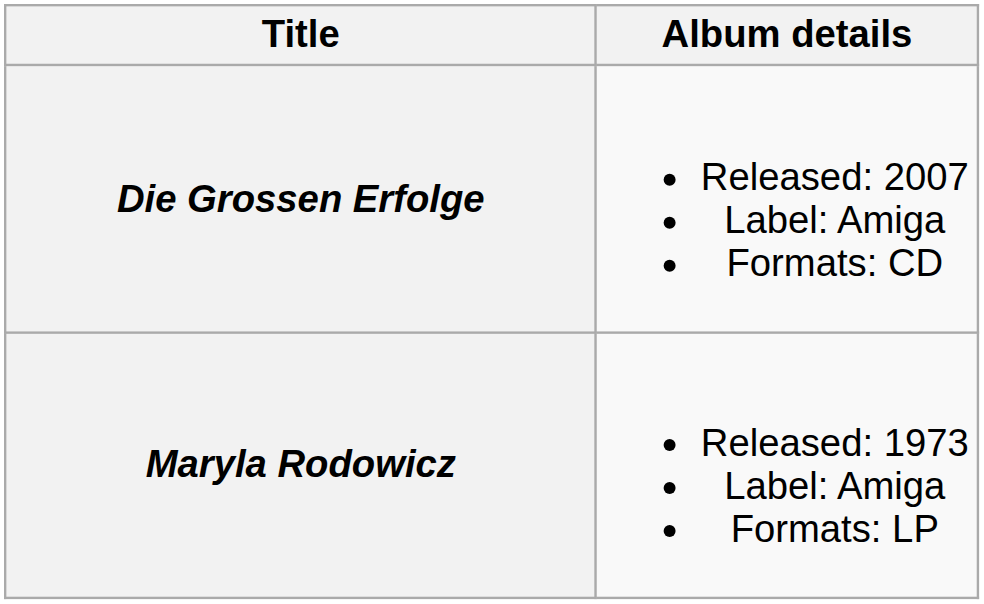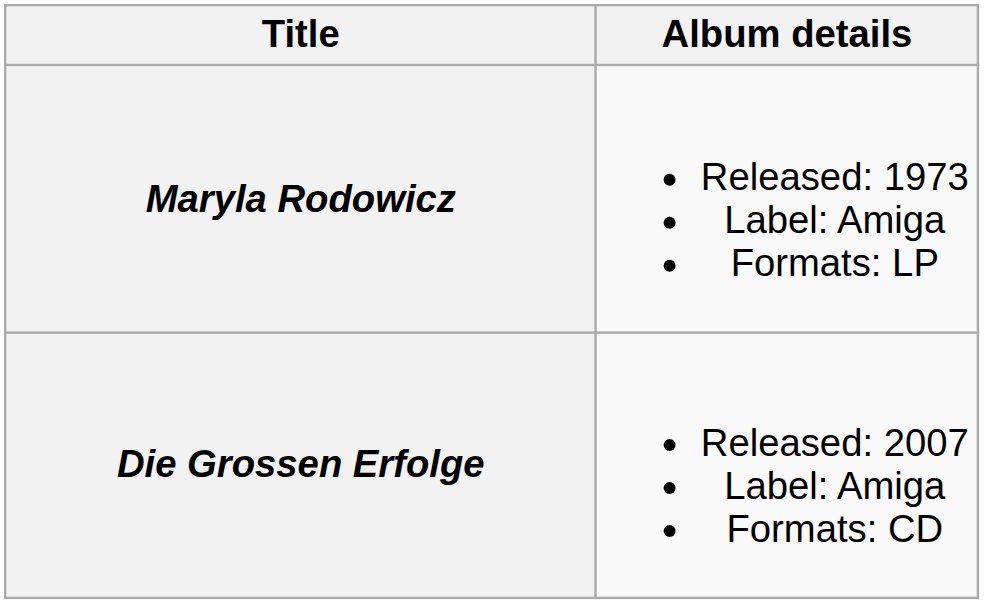rows swapped: (301, 464) <-> (301, 198)
